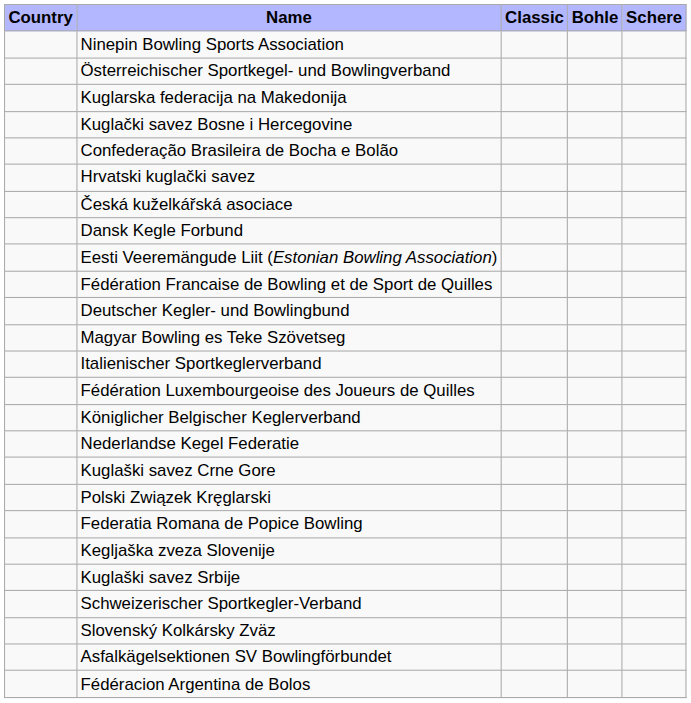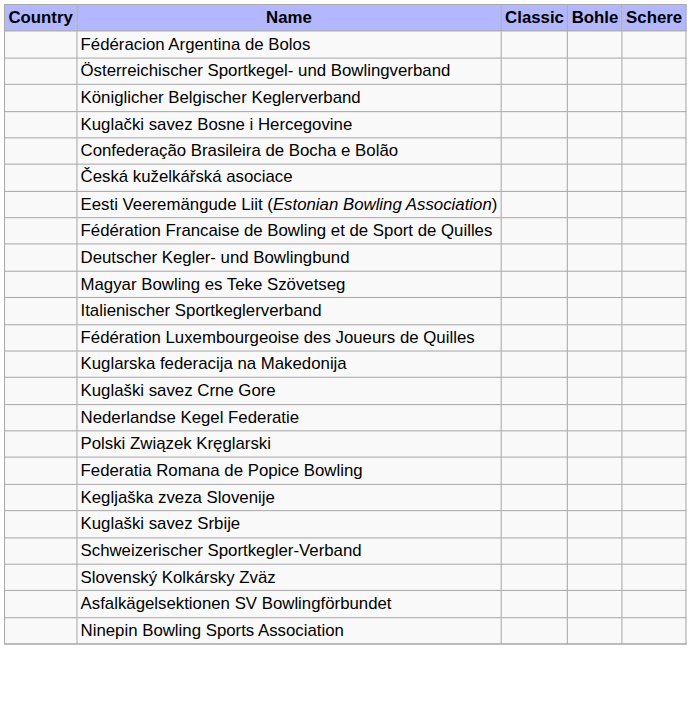rows swapped: (195, 683) <-> (212, 44)
rows swapped: (221, 417) <-> (214, 97)
- row: (168, 177)
- row: (162, 230)
rows swapped: (178, 470) <-> (190, 444)
